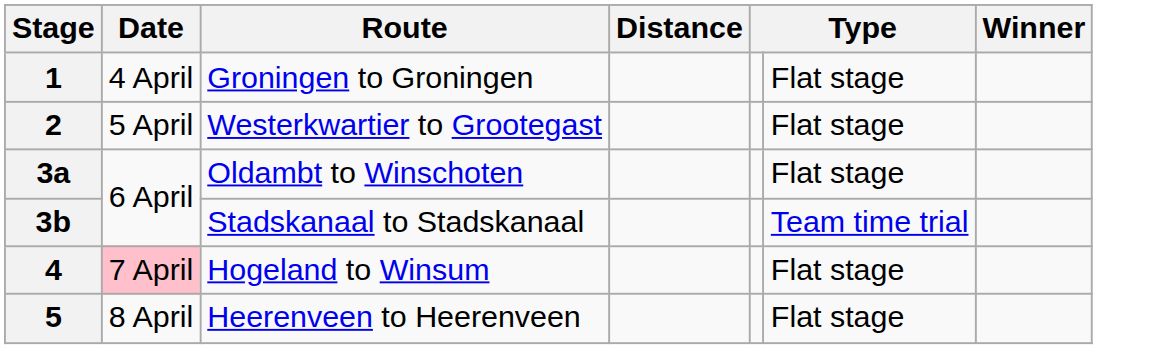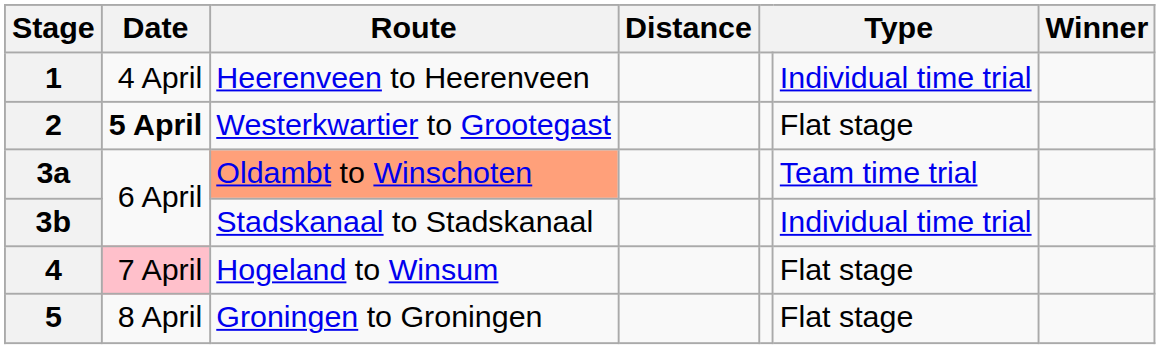(370, 76) Groningen to Groningen -> (403, 76) Heerenveen to Heerenveen
(838, 76) Flat stage -> (906, 76) Individual time trial
(151, 125) normal -> (156, 125) bold
(365, 173) no background -> (374, 173) lightsalmon background
(838, 173) Flat stage -> (879, 173) Team time trial
(870, 221) Team time trial -> (906, 221) Individual time trial
(394, 317) Heerenveen to Heerenveen -> (379, 317) Groningen to Groningen
